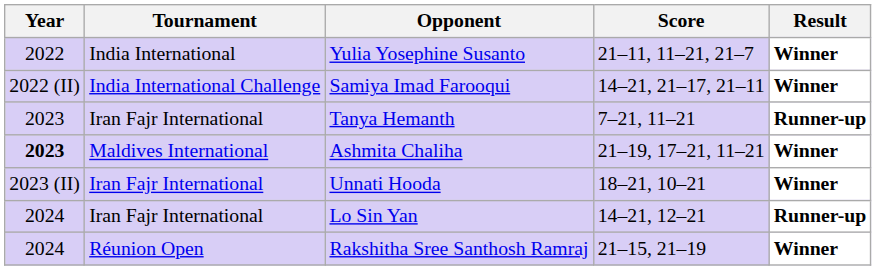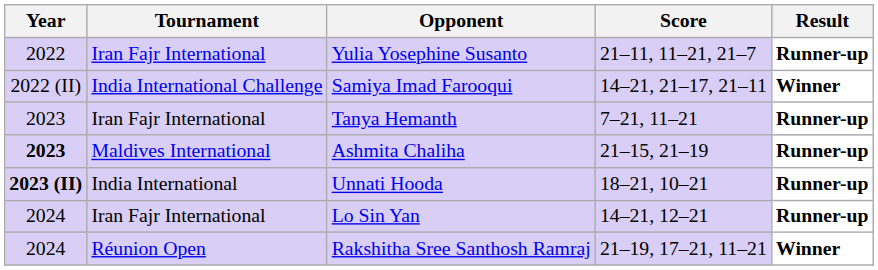(162, 53) India International -> (178, 53) Iran Fajr International
(806, 53) Winner -> (822, 53) Runner-up
(681, 151) 21–19, 17–21, 11–21 -> (654, 151) 21–15, 21–19
(806, 151) Winner -> (822, 151) Runner-up
(45, 183) normal -> (46, 183) bold
(176, 183) Iran Fajr International -> (164, 183) India International
(806, 183) Winner -> (822, 183) Runner-up
(652, 248) 21–15, 21–19 -> (683, 248) 21–19, 17–21, 11–21
